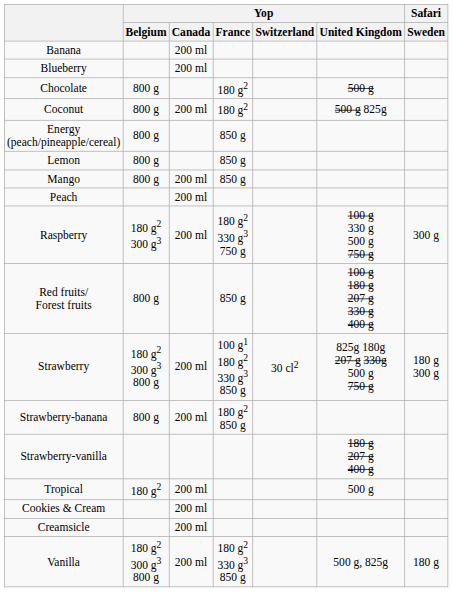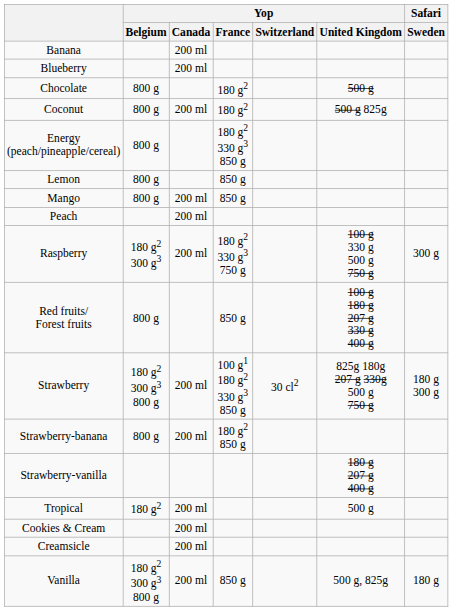(233, 135) 850 g -> (233, 145) 180 g2 330 g3 850 g
(233, 561) 180 g2 330 g3 850 g -> (233, 581) 850 g
